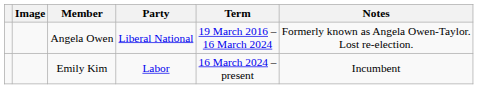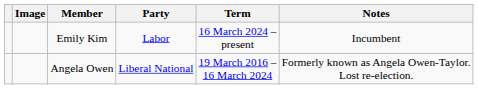rows swapped: (82, 37) <-> (82, 68)
